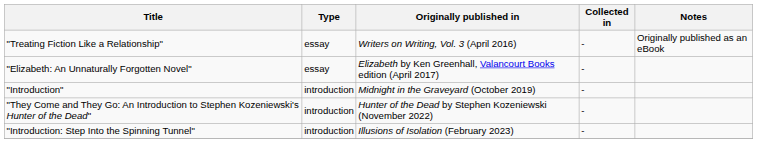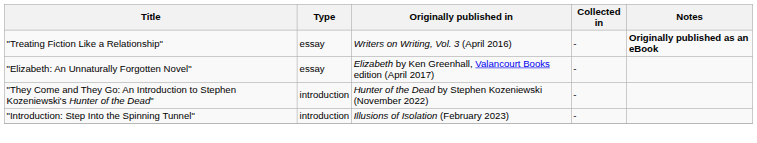(692, 43) normal -> (689, 43) bold
- row: (35, 90)
